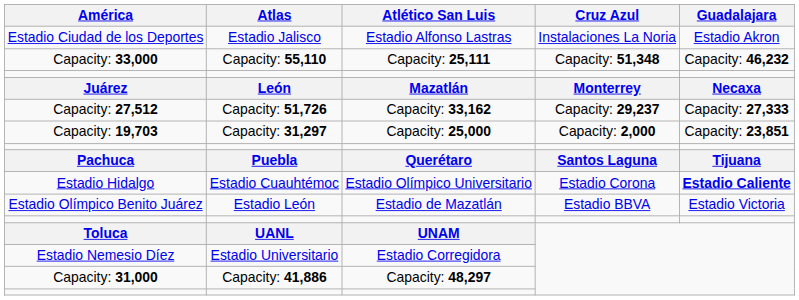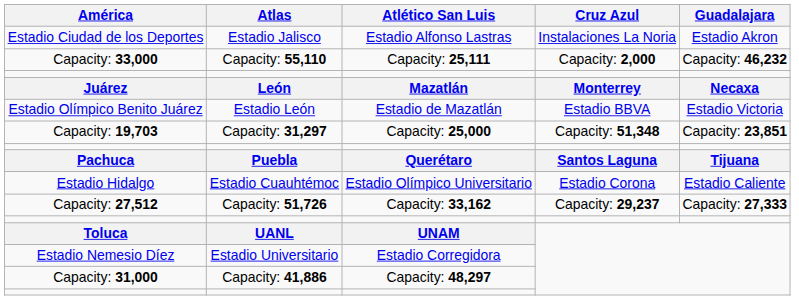(607, 59) Capacity: 51,348 -> (607, 59) Capacity: 2,000
rows swapped: (106, 204) <-> (106, 110)
(607, 132) Capacity: 2,000 -> (607, 132) Capacity: 51,348
(737, 182) bold -> (735, 182) normal
